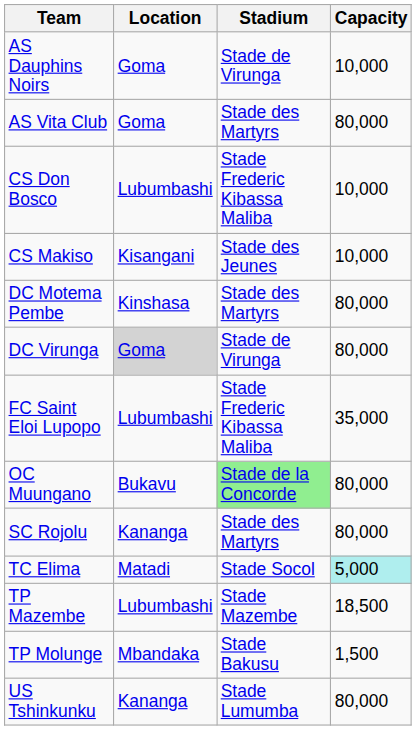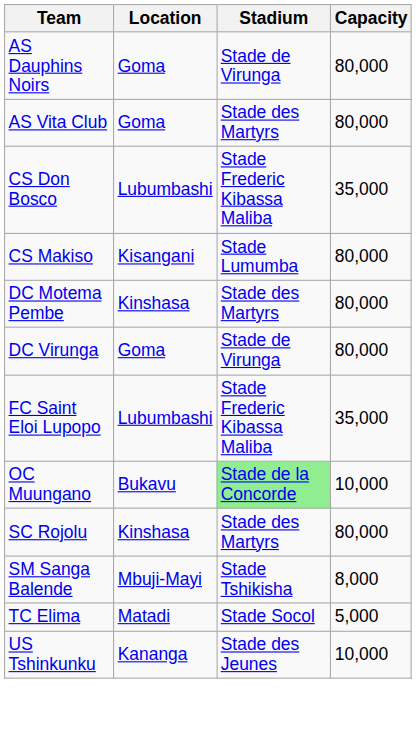(361, 65) 10,000 -> (361, 65) 80,000
(361, 189) 10,000 -> (361, 189) 35,000
(260, 256) Stade des Jeunes -> (260, 256) Stade Lumumba
(361, 256) 10,000 -> (361, 256) 80,000
(141, 351) lightgrey background -> (141, 351) no background
(361, 484) 80,000 -> (361, 484) 10,000
(153, 532) Kananga -> (154, 532) Kinshasa
+ row: (49, 579)
(357, 569) paleturquoise background -> (357, 616) no background
- row: (47, 607)
- row: (55, 654)
(260, 701) Stade Lumumba -> (260, 654) Stade des Jeunes
(361, 701) 80,000 -> (361, 654) 10,000
